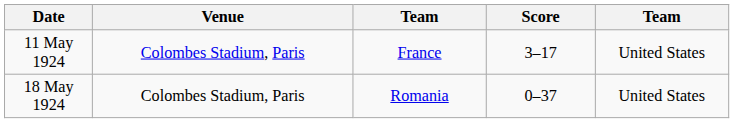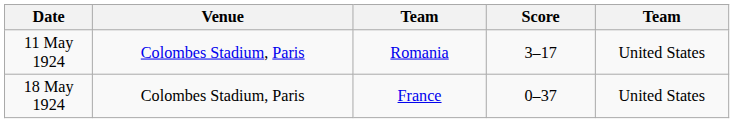(420, 52) France -> (420, 52) Romania
(420, 95) Romania -> (420, 95) France
